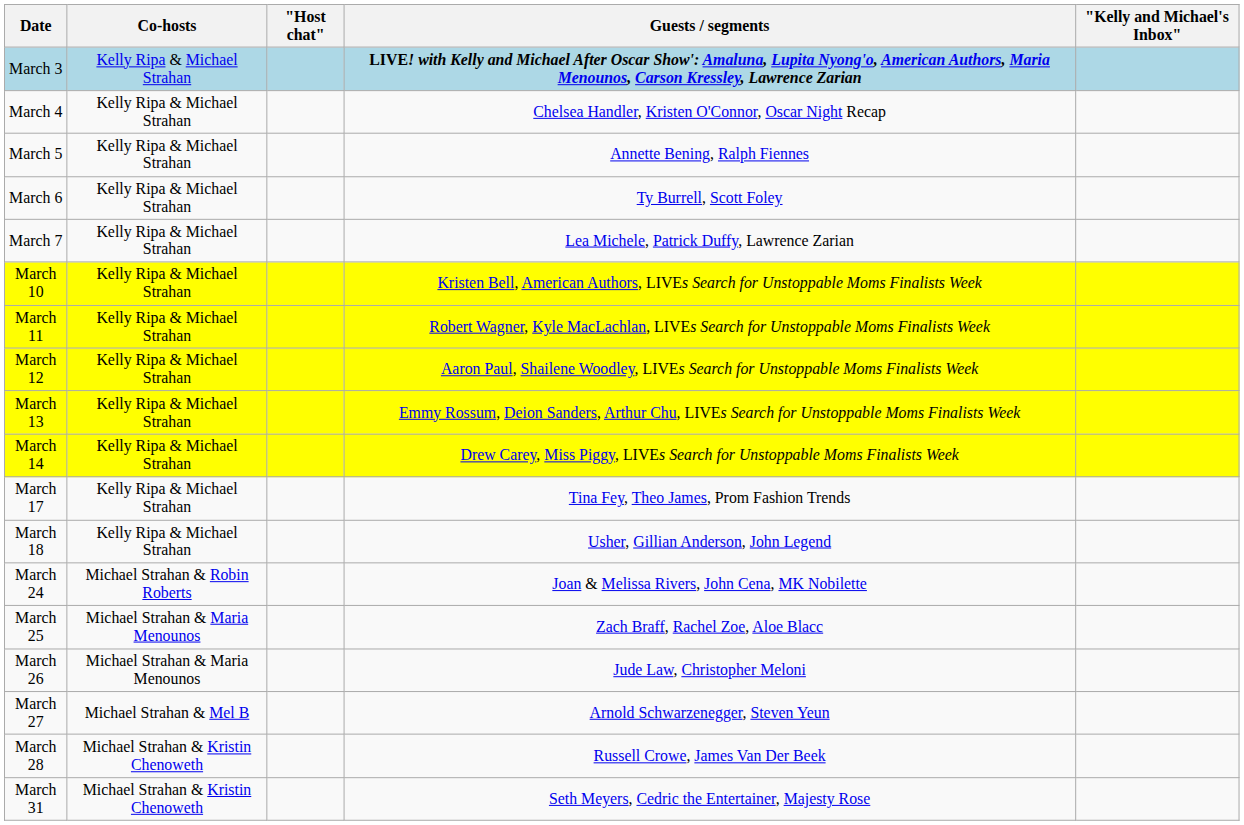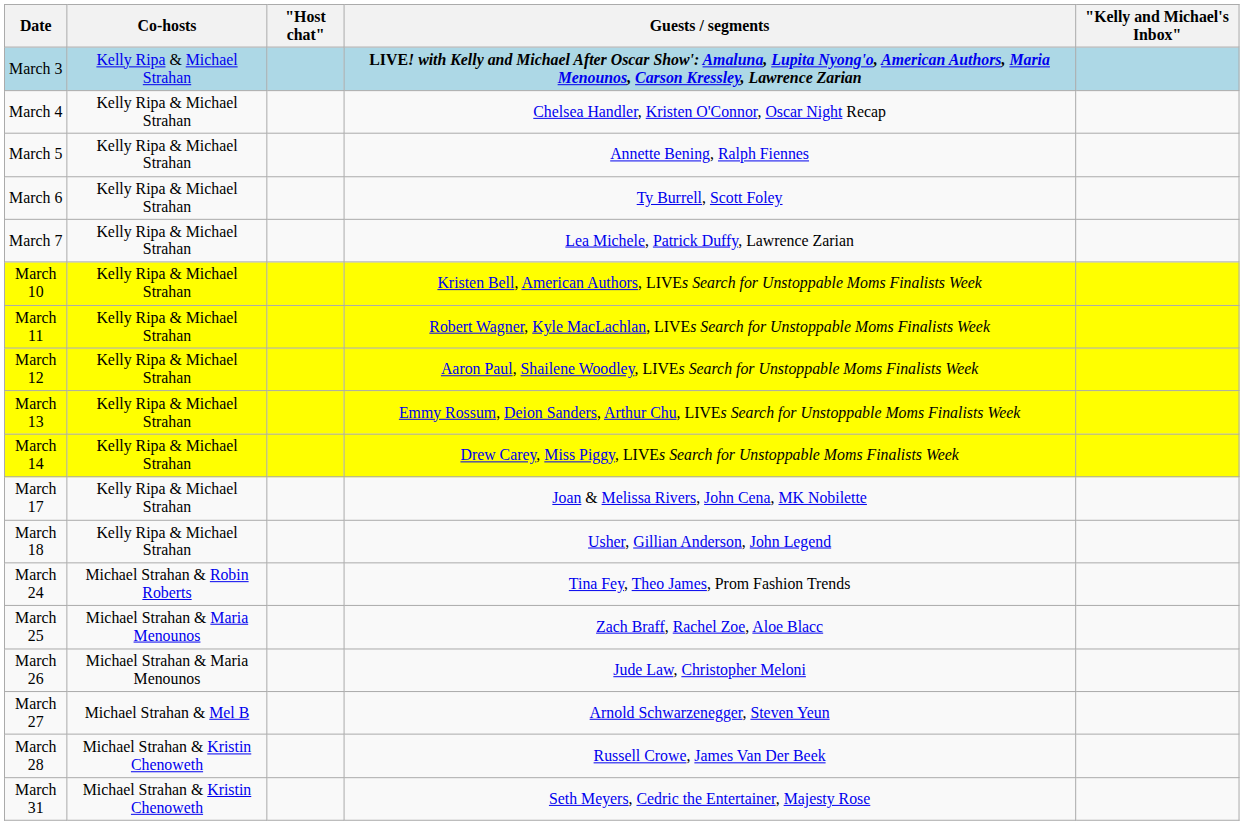(710, 498) Tina Fey, Theo James, Prom Fashion Trends -> (710, 498) Joan & Melissa Rivers, John Cena, MK Nobilette
(710, 584) Joan & Melissa Rivers, John Cena, MK Nobilette -> (710, 584) Tina Fey, Theo James, Prom Fashion Trends
